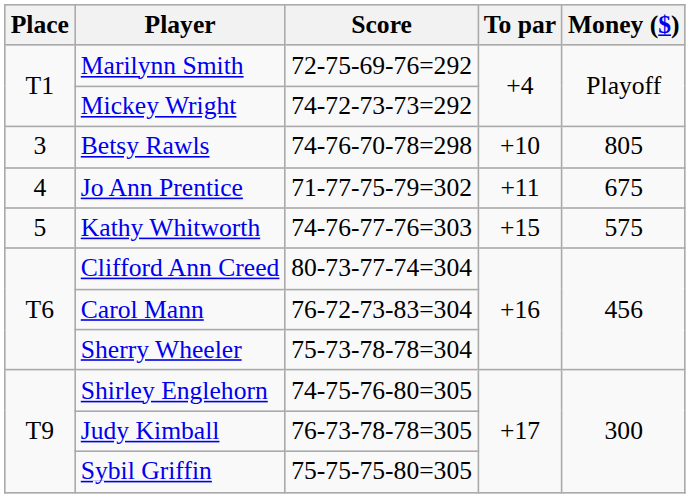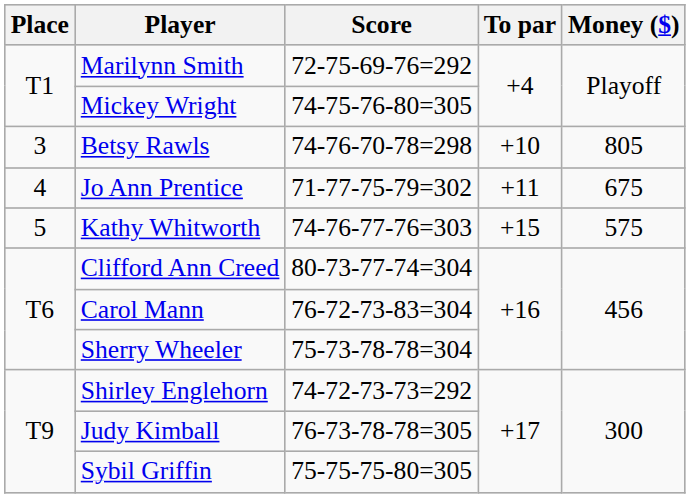(382, 106) 74-72-73-73=292 -> (382, 106) 74-75-76-80=305
(382, 390) 74-75-76-80=305 -> (382, 390) 74-72-73-73=292
